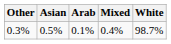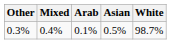columns swapped: (115, 13) <-> (53, 13)
